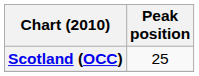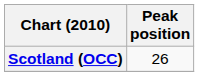(160, 58) 25 -> (160, 58) 26
